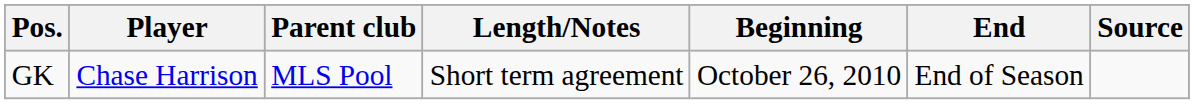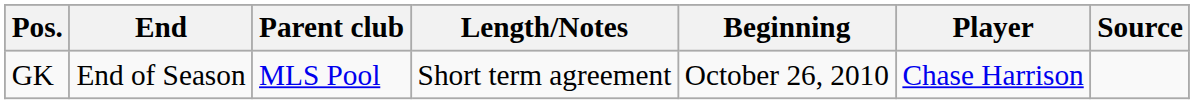columns swapped: (167, 27) <-> (999, 27)
